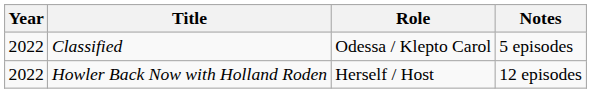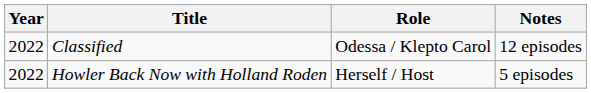(536, 46) 5 episodes -> (541, 46) 12 episodes
(541, 74) 12 episodes -> (536, 74) 5 episodes
